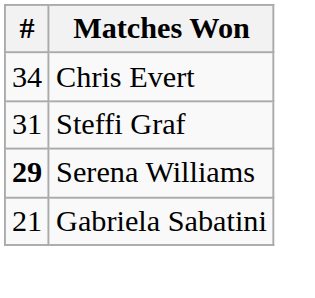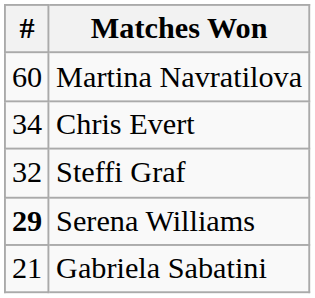+ row: (179, 76)
(27, 124) 31 -> (27, 172) 32
